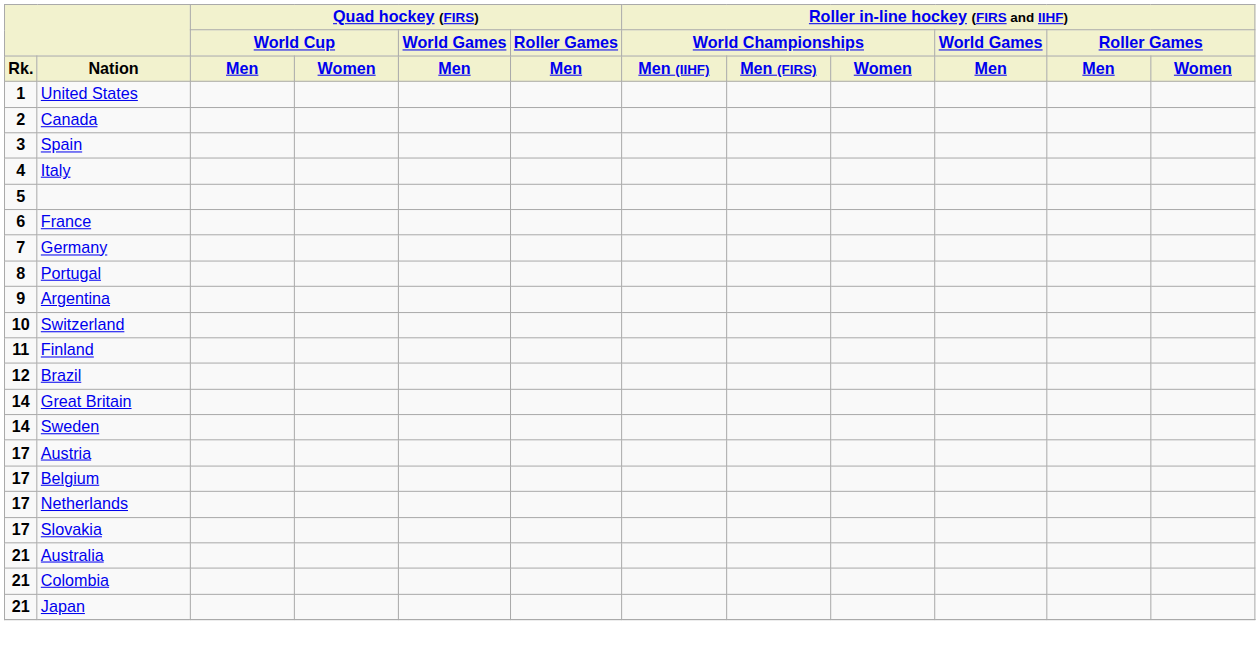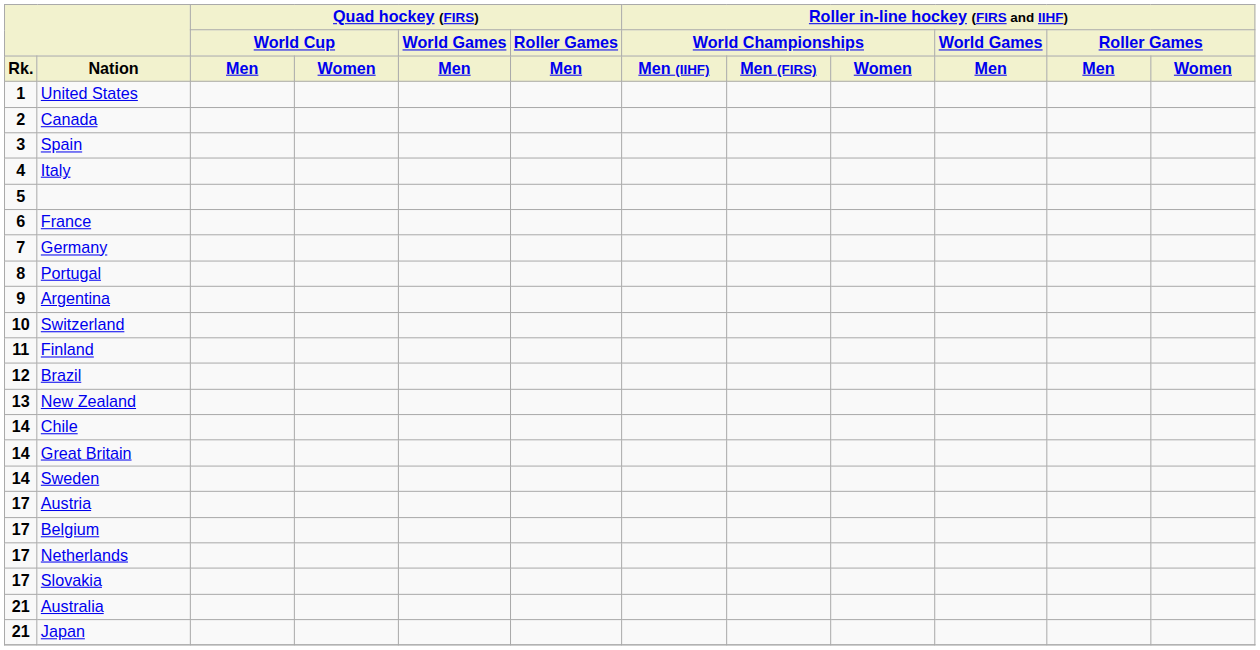+ row: (21, 401)
+ row: (21, 427)
- row: (21, 581)
